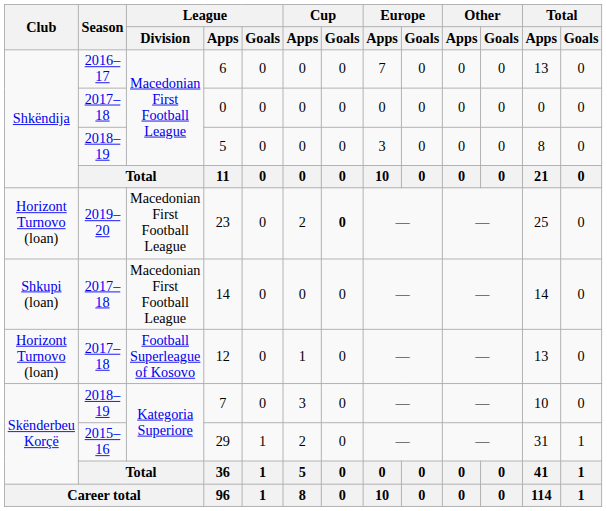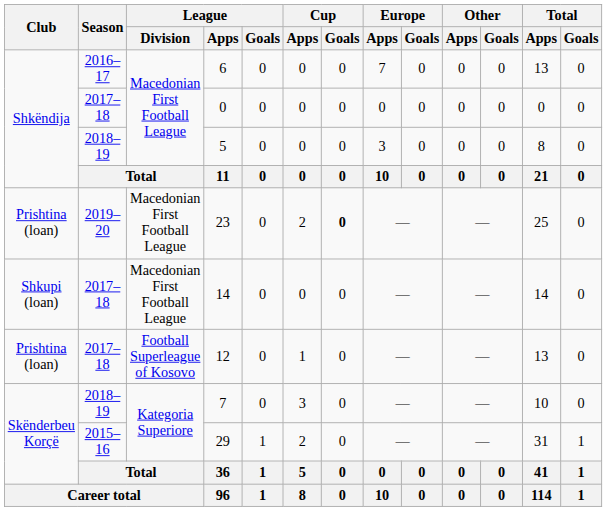(41, 223) Horizont Turnovo (loan) -> (41, 223) Prishtina (loan)
(41, 356) Horizont Turnovo (loan) -> (41, 356) Prishtina (loan)
